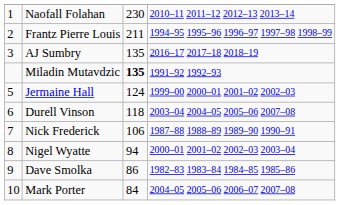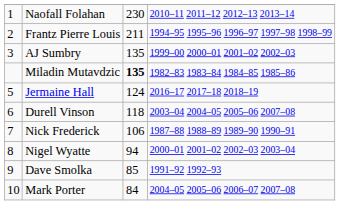(204, 53) 2016–17 2017–18 2018–19 -> (222, 53) 1999–00 2000–01 2001–02 2002–03
(185, 72) 1991–92 1992–93 -> (222, 72) 1982–83 1983–84 1984–85 1985–86
(222, 92) 1999–00 2000–01 2001–02 2002–03 -> (204, 92) 2016–17 2017–18 2018–19
(132, 170) 86 -> (132, 170) 85
(222, 170) 1982–83 1983–84 1984–85 1985–86 -> (185, 170) 1991–92 1992–93
